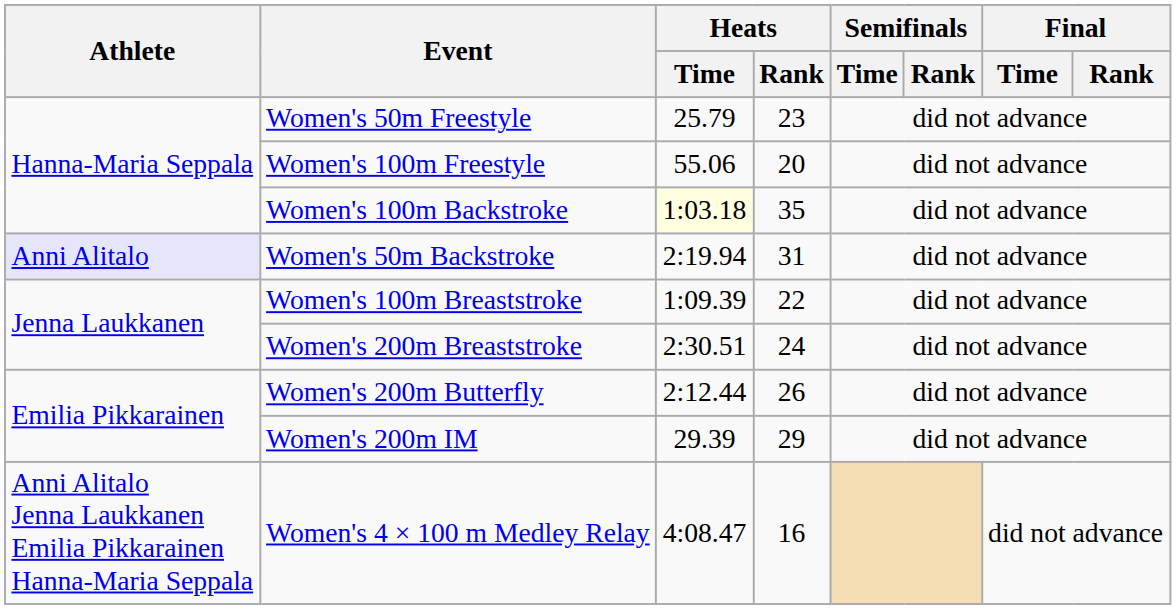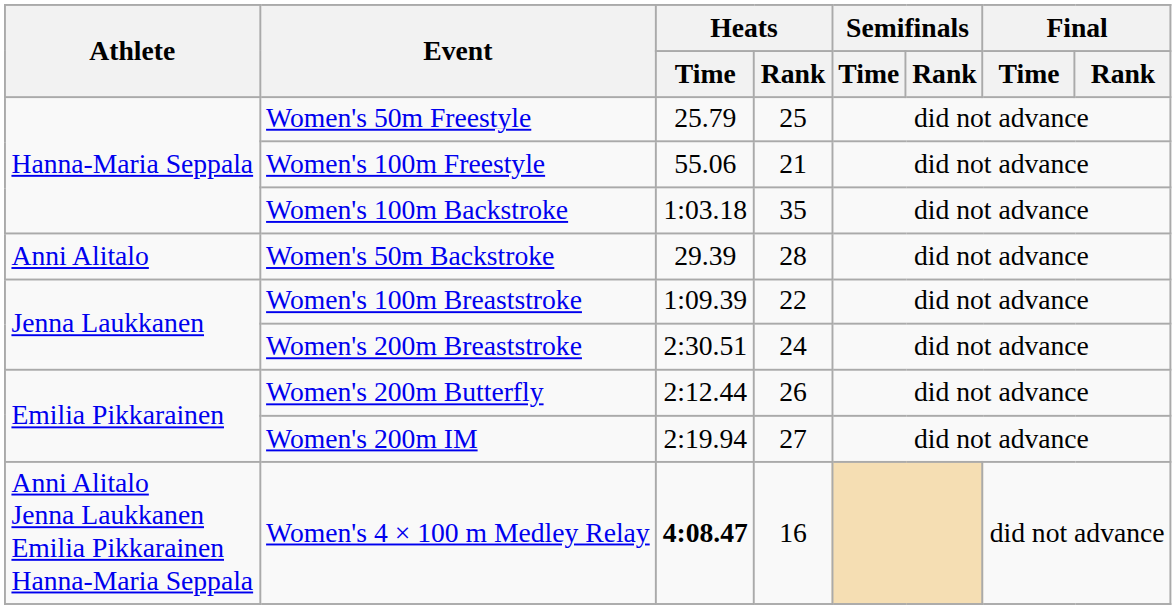(792, 118) 23 -> (793, 118) 25
(792, 164) 20 -> (793, 164) 21
(704, 210) lightyellow background -> (705, 210) no background
(80, 255) lavender background -> (80, 255) no background
(704, 255) 2:19.94 -> (705, 255) 29.39
(792, 255) 31 -> (793, 255) 28
(704, 438) 29.39 -> (705, 438) 2:19.94
(792, 438) 29 -> (793, 438) 27
(704, 532) normal -> (705, 532) bold
